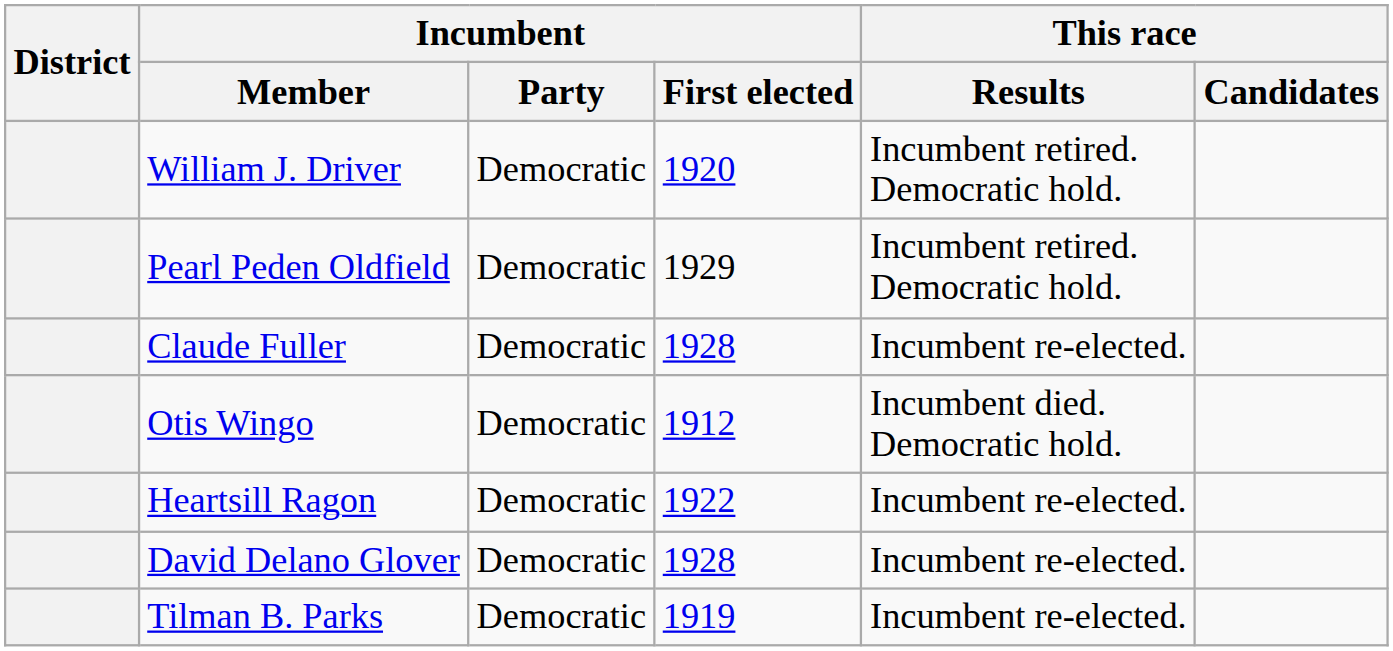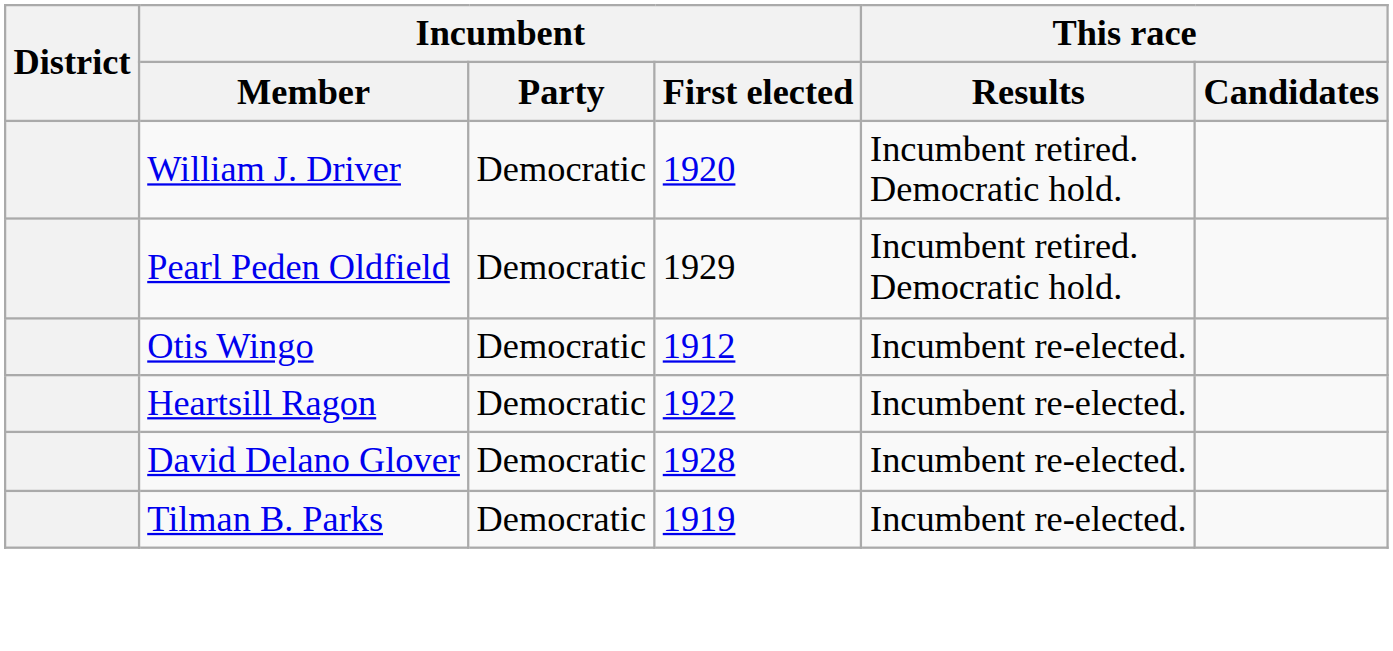- row: (247, 345)
(996, 423) Incumbent died. Democratic hold. -> (1028, 345) Incumbent re-elected.
